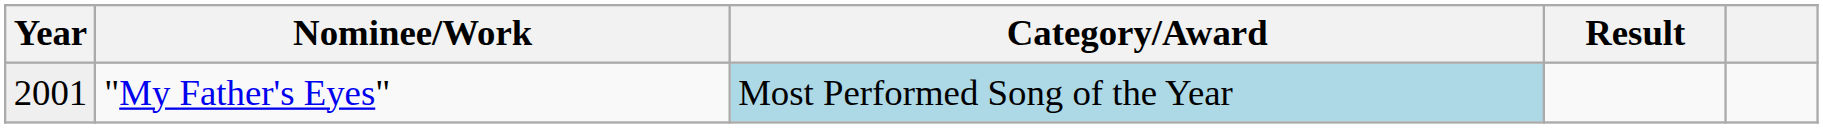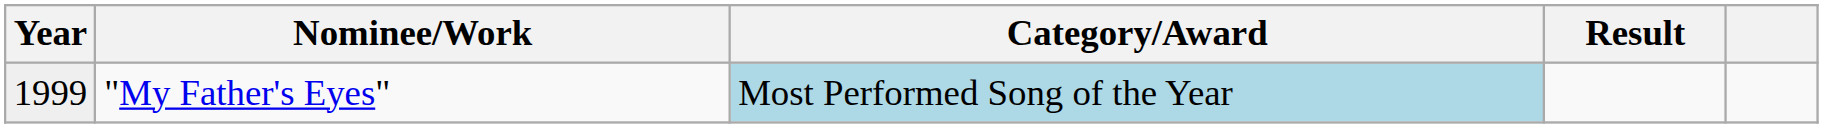(50, 92) 2001 -> (50, 92) 1999
